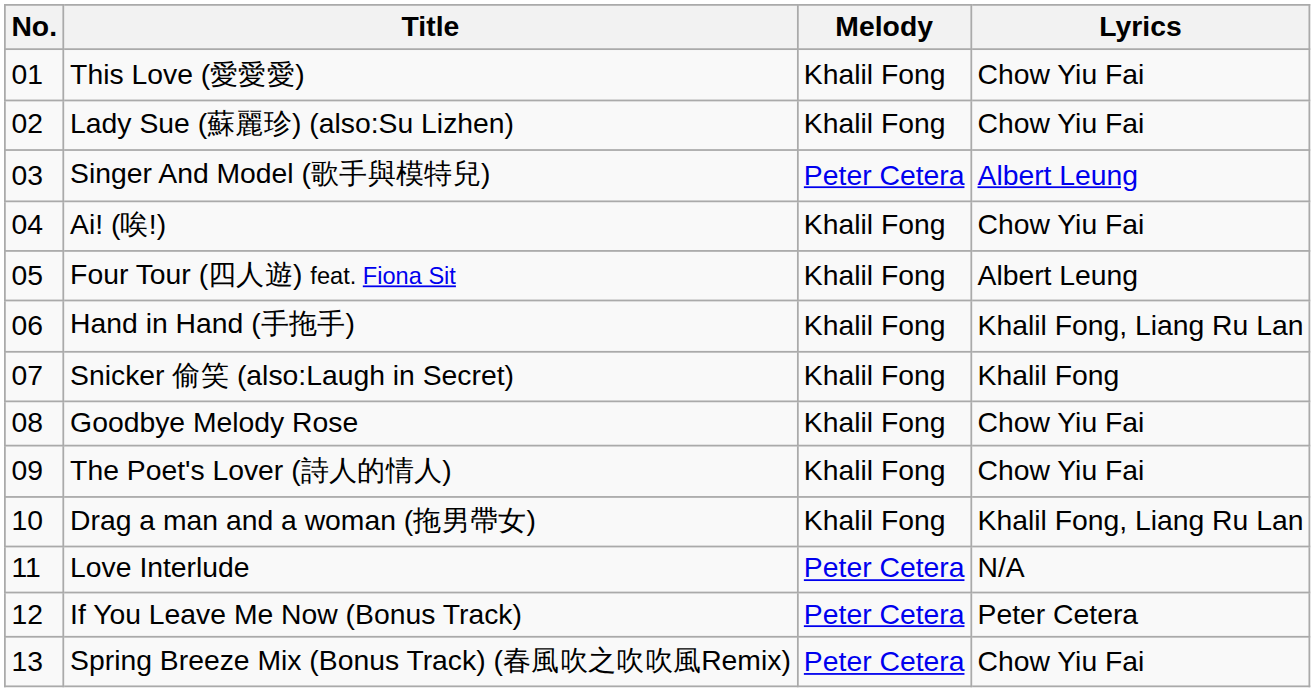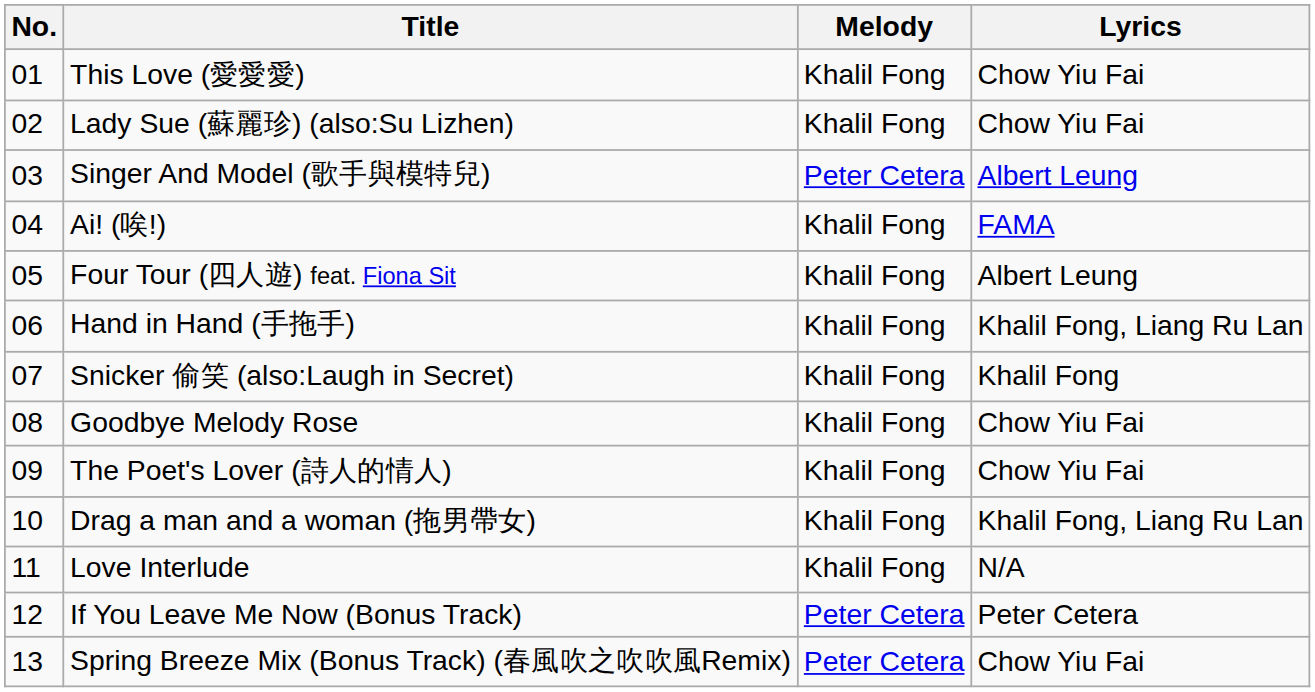(1061, 225) Chow Yiu Fai -> (1016, 225) FAMA
(884, 568) Peter Cetera -> (875, 568) Khalil Fong
